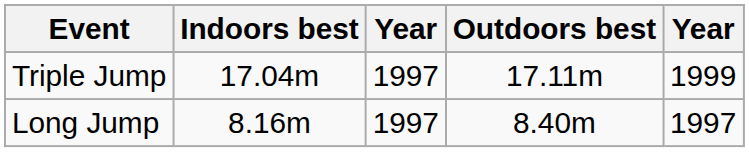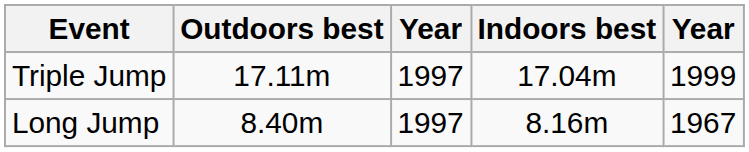columns swapped: (554, 29) <-> (269, 29)
(703, 123) 1997 -> (703, 123) 1967
